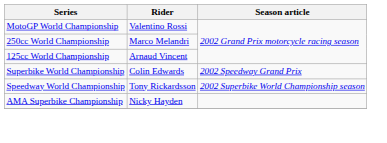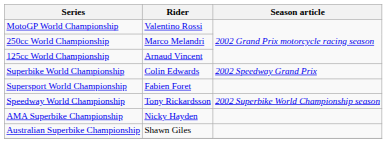+ row: (67, 86)
+ row: (73, 130)
